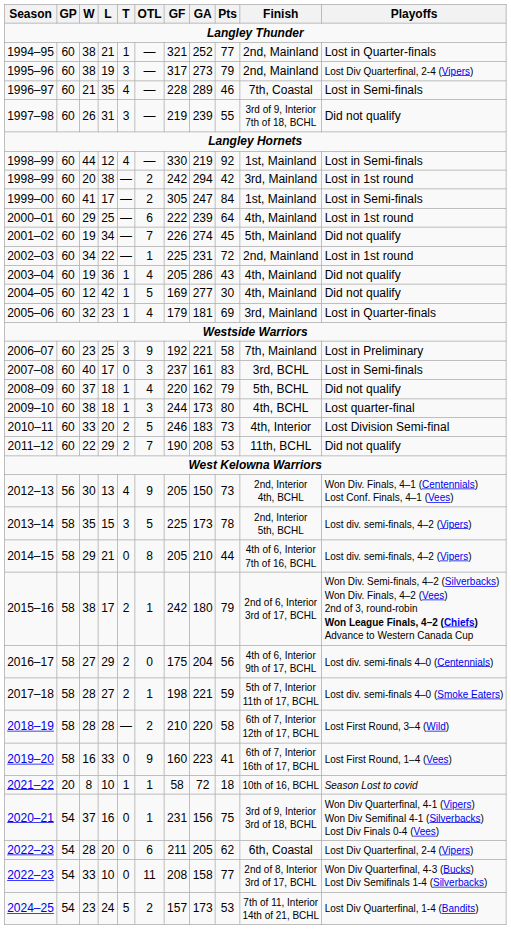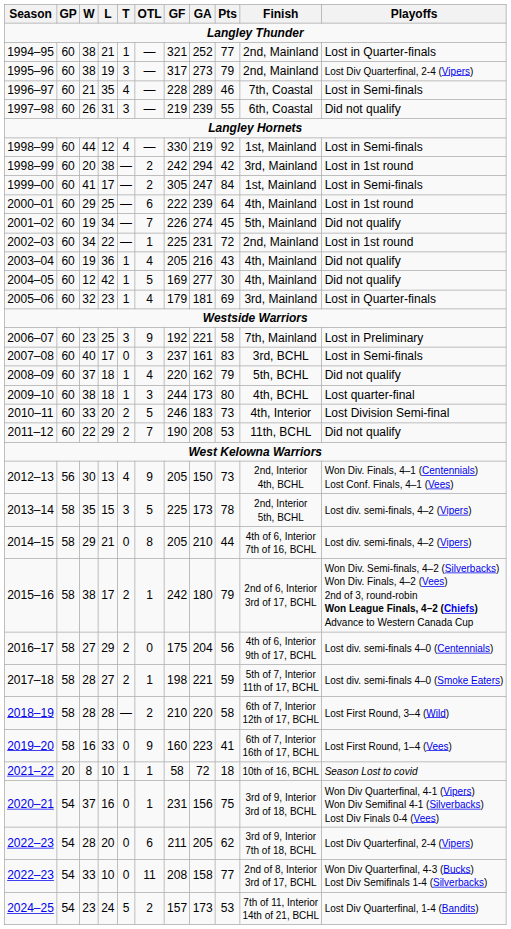(281, 116) 3rd of 9, Interior 7th of 18, BCHL -> (281, 109) 6th, Coastal
(203, 274) 286 -> (203, 261) 216
(281, 850) 6th, Coastal -> (281, 844) 3rd of 9, Interior 7th of 18, BCHL
